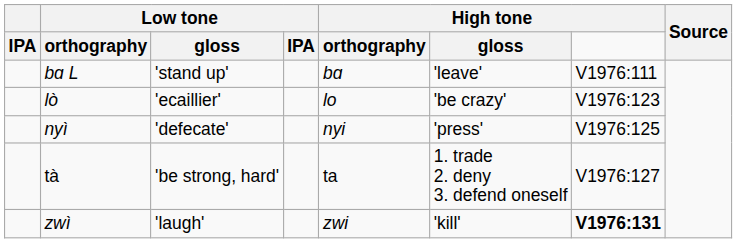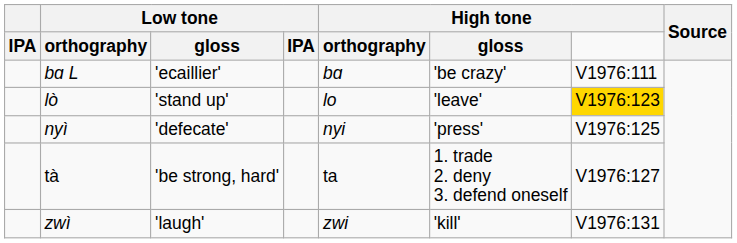(192, 73) 'stand up' -> (188, 73) 'ecaillier'
(458, 73) 'leave' -> (470, 73) 'be crazy'
(188, 101) 'ecaillier' -> (192, 101) 'stand up'
(470, 101) 'be crazy' -> (458, 101) 'leave'
(618, 101) no background -> (618, 101) gold background
(618, 223) bold -> (618, 223) normal
